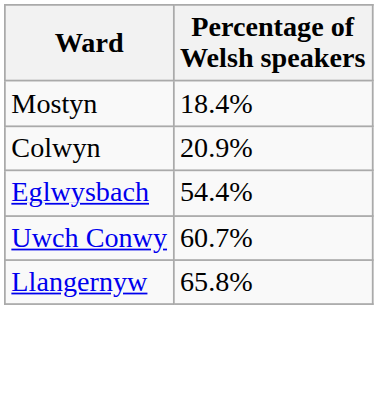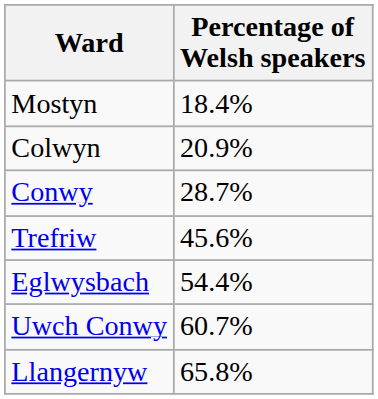+ row: (52, 192)
+ row: (54, 237)
